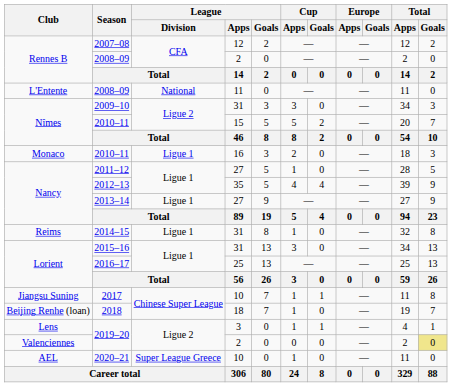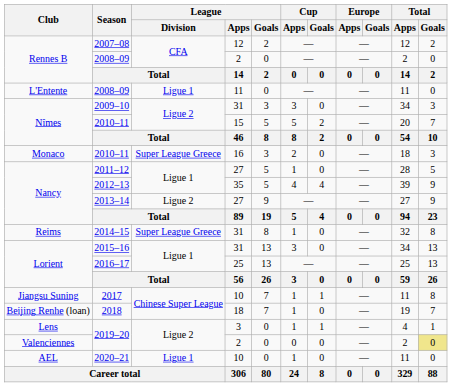(178, 91) National -> (178, 91) Ligue 1
(178, 153) Ligue 1 -> (178, 153) Super League Greece
(178, 201) Ligue 1 -> (178, 201) Ligue 2
(178, 232) Ligue 1 -> (178, 232) Super League Greece
(178, 358) Super League Greece -> (178, 358) Ligue 1
